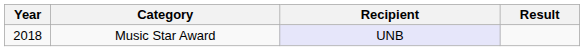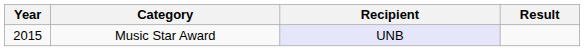(28, 35) 2018 -> (28, 35) 2015
